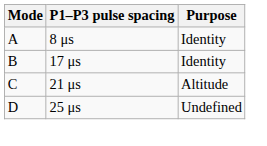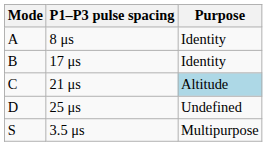(205, 84) no background -> (205, 84) lightblue background
+ row: (67, 130)
